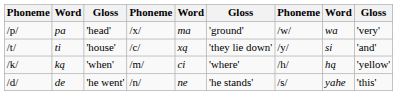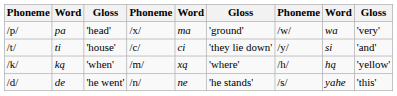(183, 47) xą -> (181, 47) ci
(181, 64) ci -> (183, 64) xą
